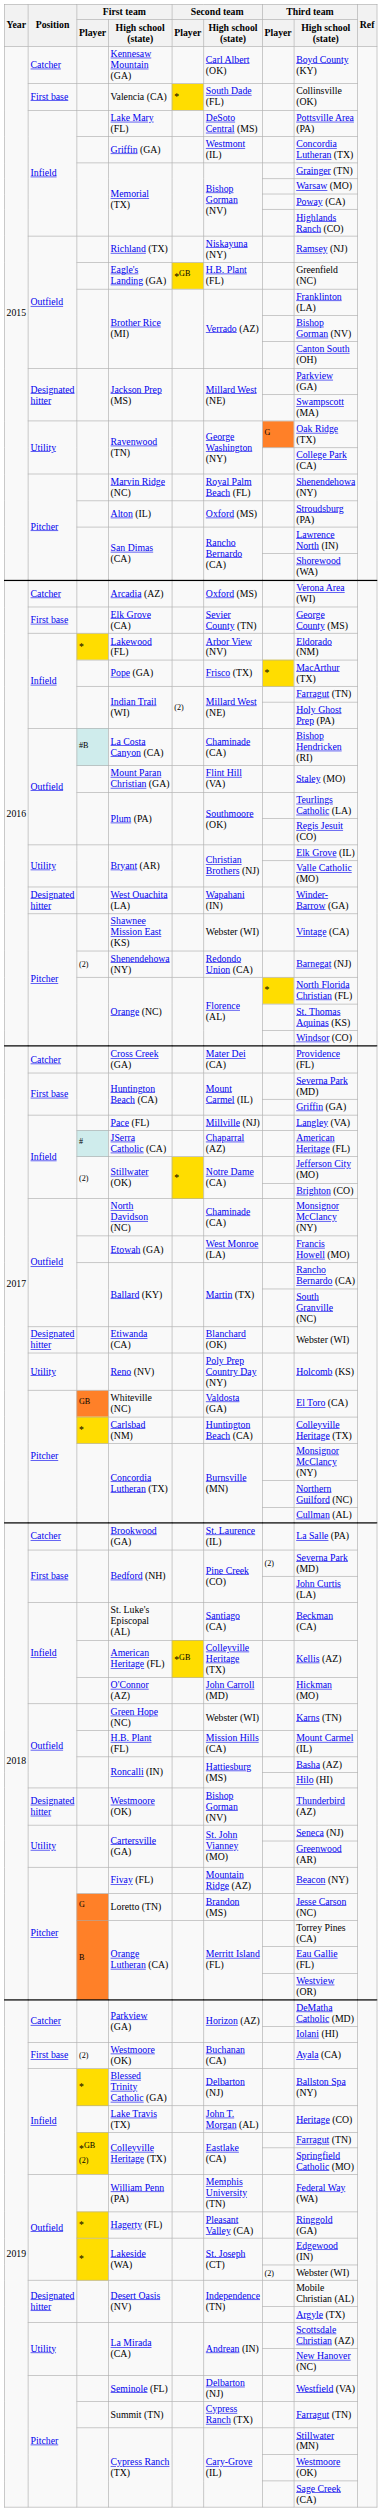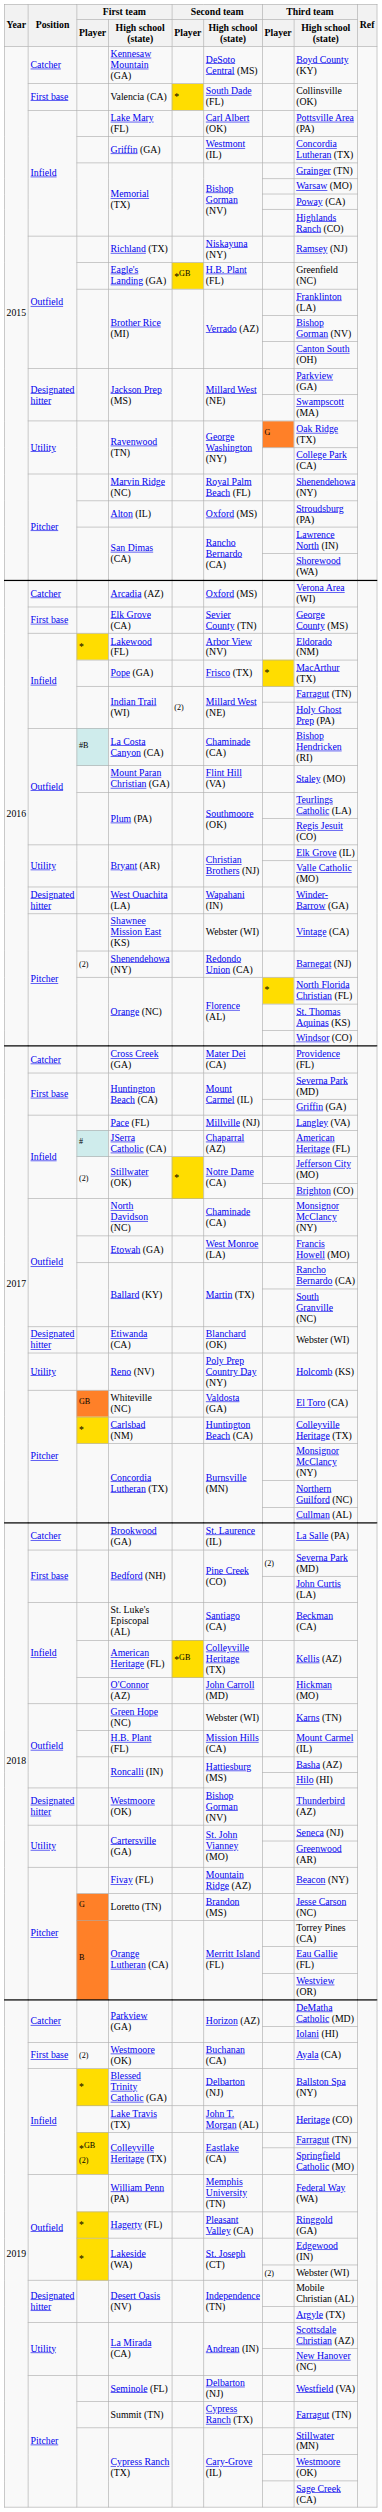(228, 65) Carl Albert (OK) -> (232, 65) DeSoto Central (MS)
(232, 123) DeSoto Central (MS) -> (228, 123) Carl Albert (OK)
